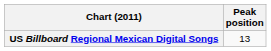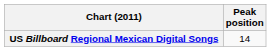(245, 38) 13 -> (245, 38) 14
